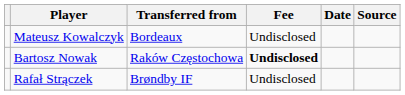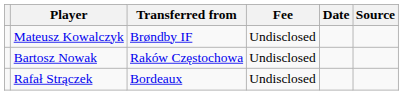(156, 36) Bordeaux -> (161, 36) Brøndby IF
(284, 57) bold -> (283, 57) normal
(161, 79) Brøndby IF -> (156, 79) Bordeaux
